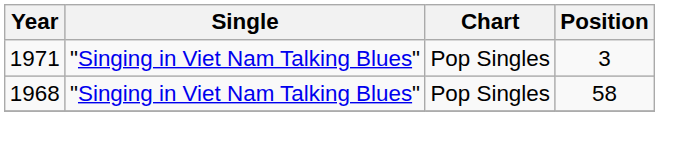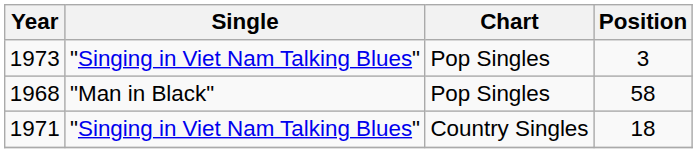(35, 57) 1971 -> (35, 57) 1973
(245, 93) "Singing in Viet Nam Talking Blues" -> (142, 93) "Man in Black"
+ row: (643, 128)
